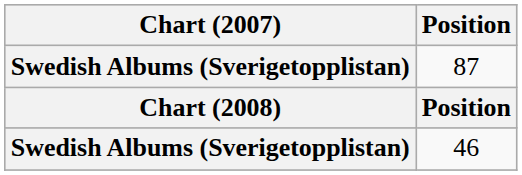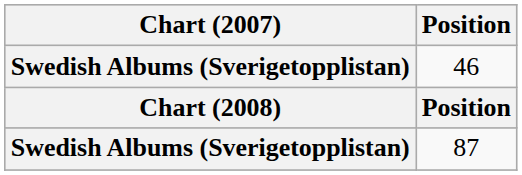rows swapped: (466, 148) <-> (466, 66)
